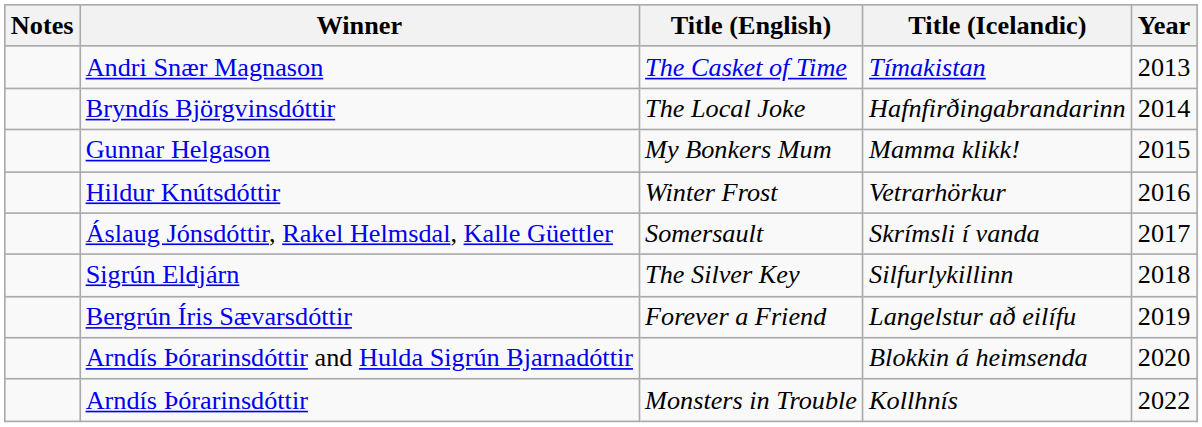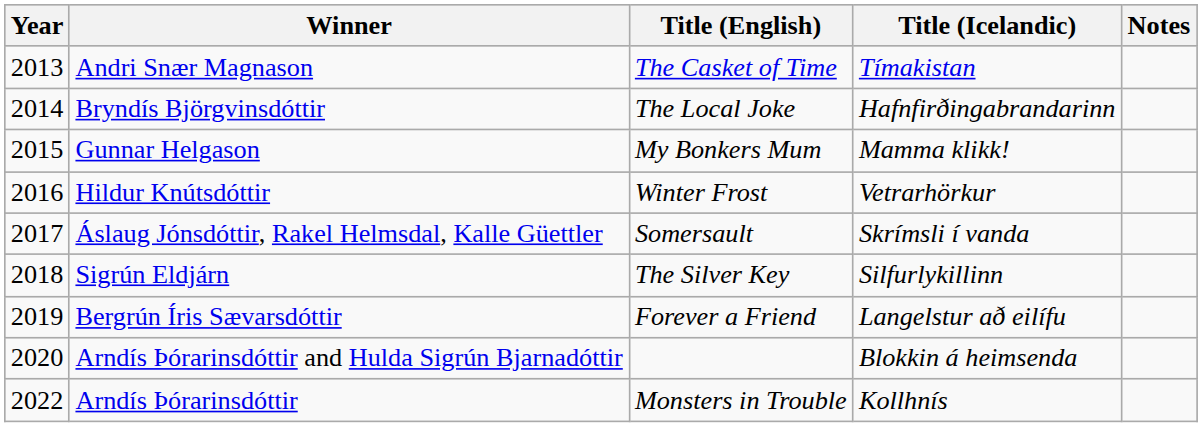columns swapped: (1164, 25) <-> (42, 25)
